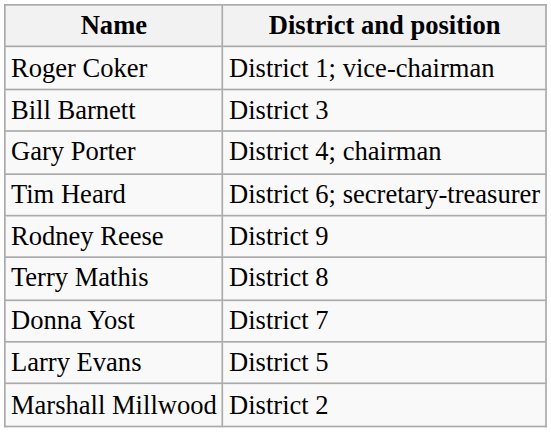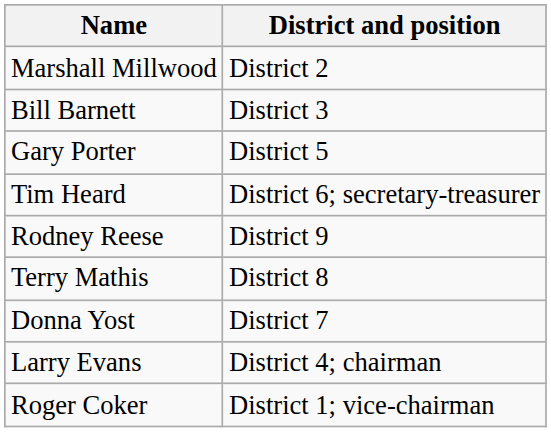rows swapped: (114, 404) <-> (79, 67)
(335, 151) District 4; chairman -> (279, 151) District 5
(279, 362) District 5 -> (335, 362) District 4; chairman
